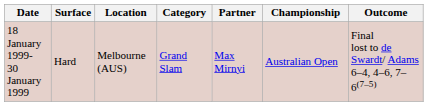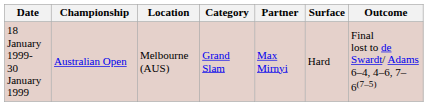columns swapped: (306, 13) <-> (73, 13)
